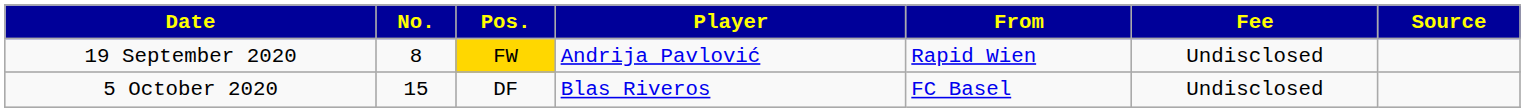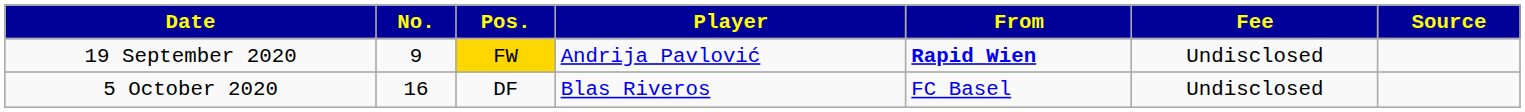(416, 56) 8 -> (416, 56) 9
(974, 56) normal -> (974, 56) bold
(416, 90) 15 -> (416, 90) 16
